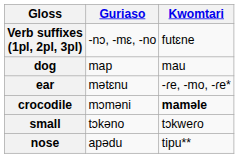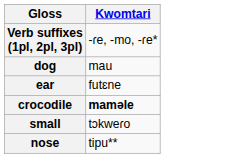- column: (122, 14)
(178, 40) futɛne -> (123, 40) -ɾe, -mo, -ɾe*
(196, 85) -ɾe, -mo, -ɾe* -> (105, 85) futɛne
